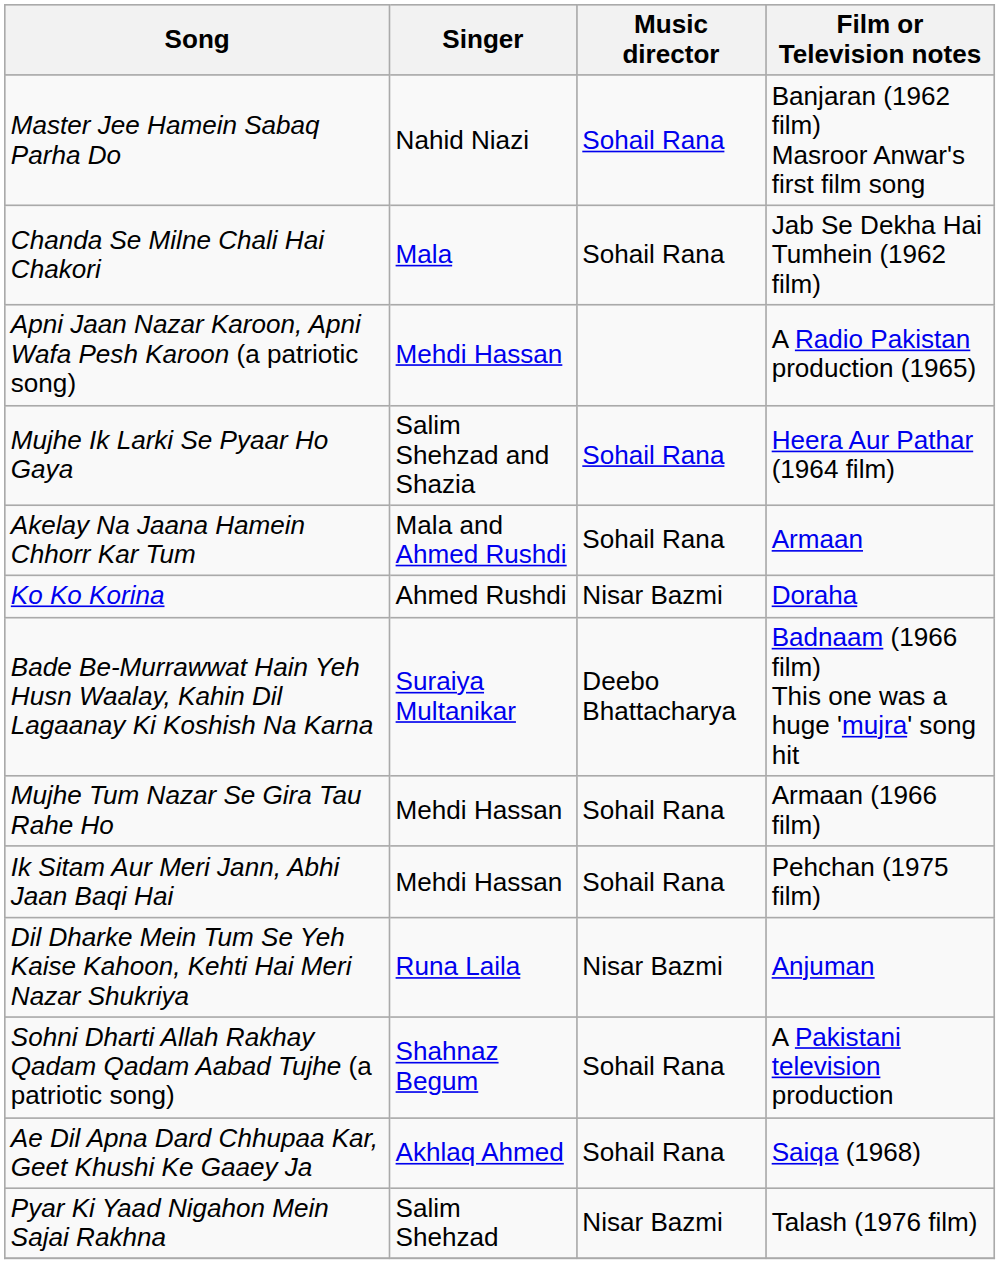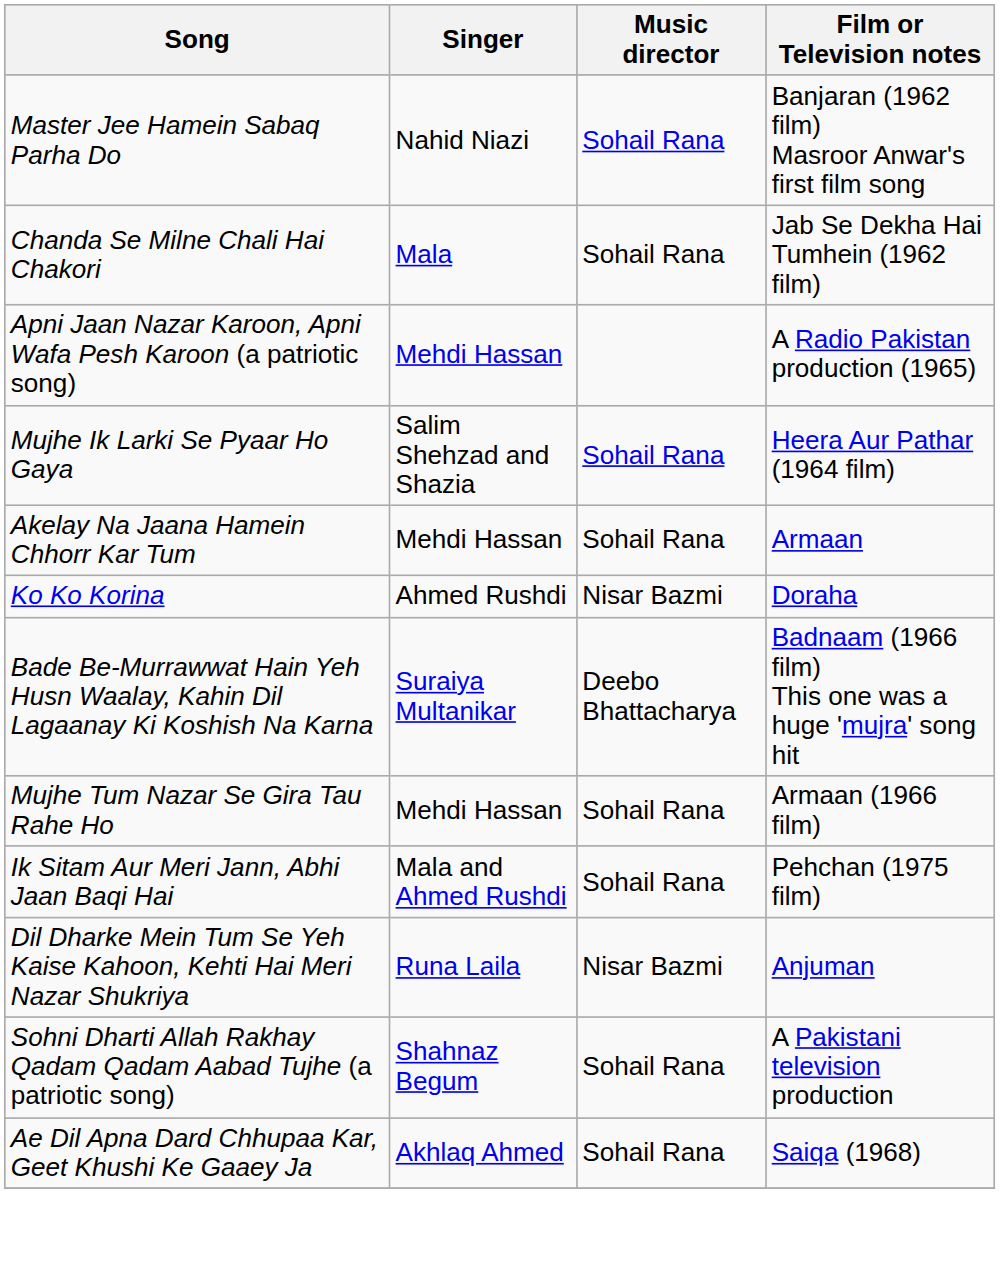(481, 540) Mala and Ahmed Rushdi -> (479, 540) Mehdi Hassan
(479, 881) Mehdi Hassan -> (481, 881) Mala and Ahmed Rushdi
- row: (170, 1223)
